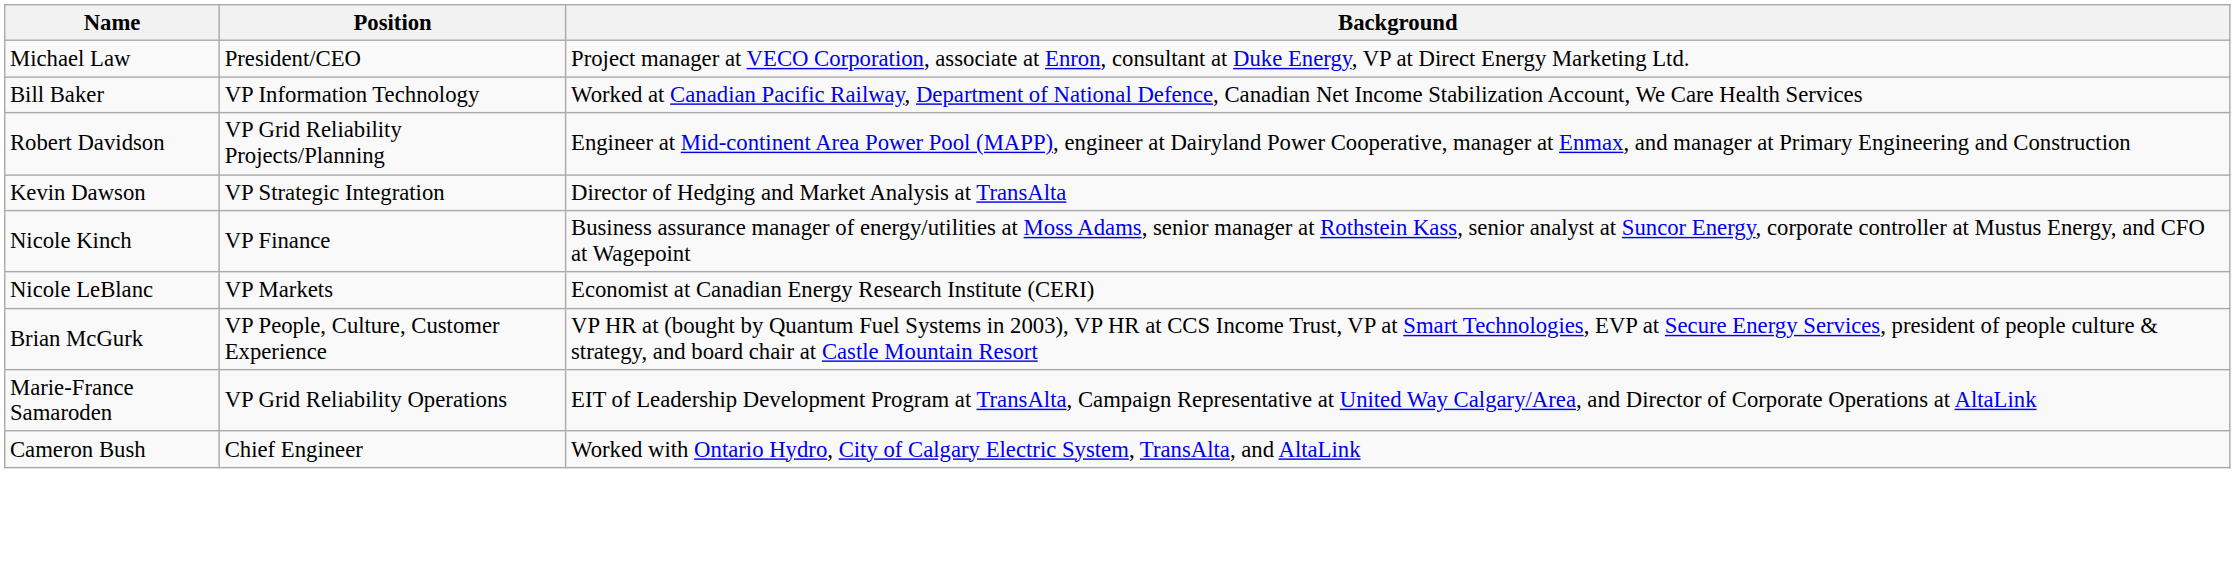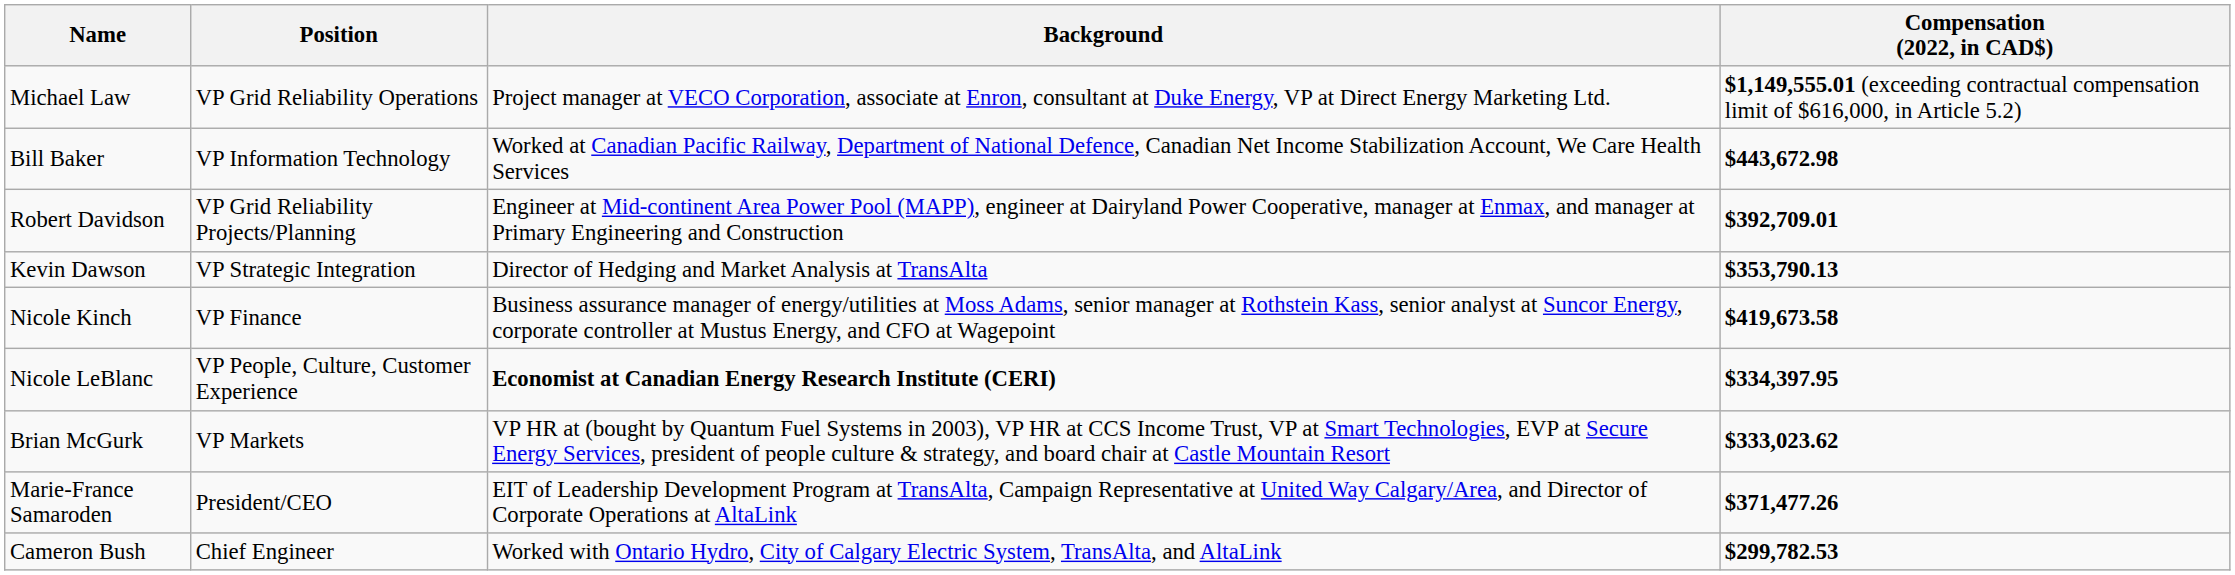+ column: (1975, 35)
(293, 58) President/CEO -> (337, 96) VP Grid Reliability Operations
(279, 289) VP Markets -> (333, 379) VP People, Culture, Customer Experience
(833, 289) normal -> (774, 379) bold
(362, 338) VP People, Culture, Customer Experience -> (250, 440) VP Markets
(366, 400) VP Grid Reliability Operations -> (264, 502) President/CEO
